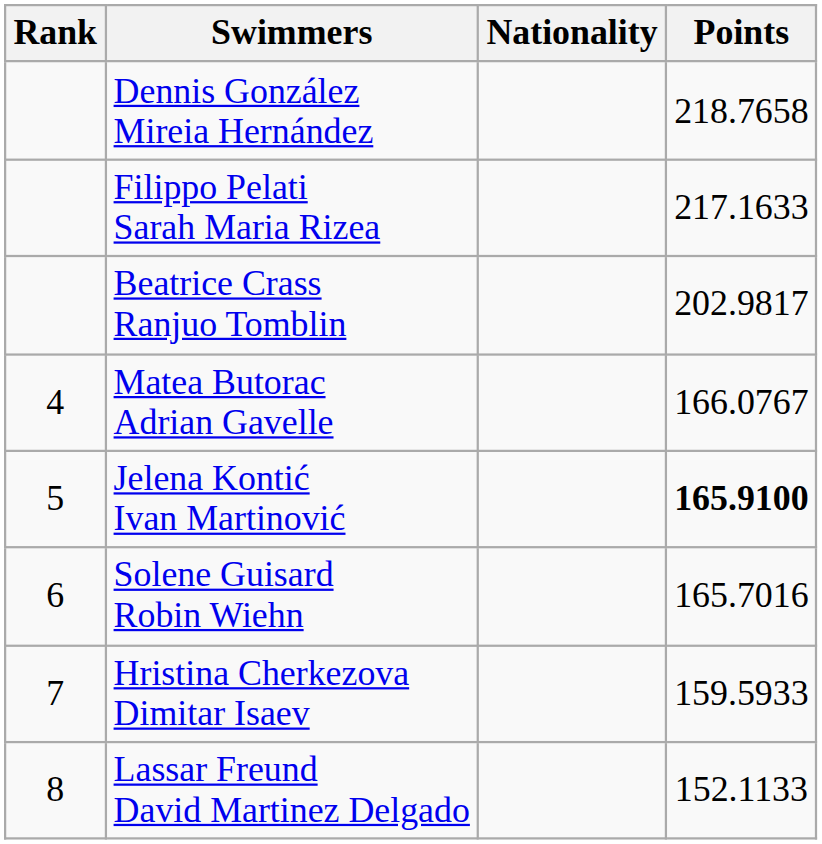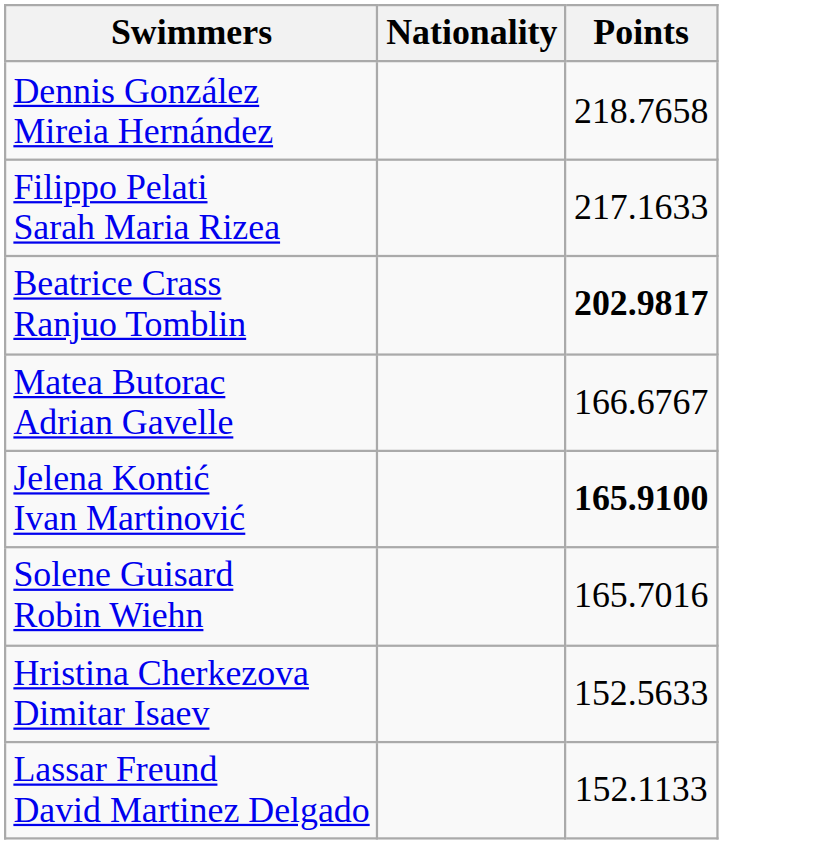- column: (55, 32)
(741, 304) normal -> (641, 304) bold
(741, 401) 166.0767 -> (641, 401) 166.6767
(741, 692) 159.5933 -> (641, 692) 152.5633
